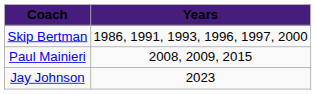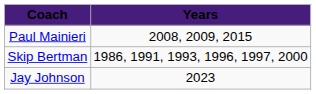rows swapped: (47, 36) <-> (47, 57)
